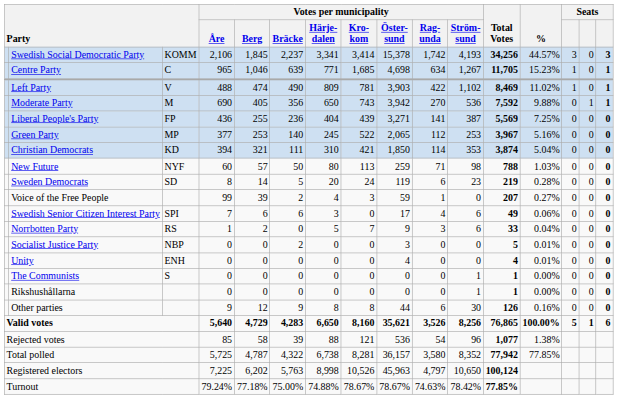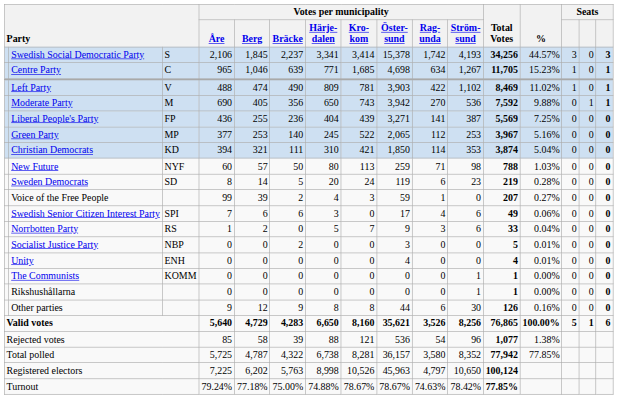(181, 54) KOMM -> (167, 54) S
(167, 276) S -> (181, 276) KOMM
